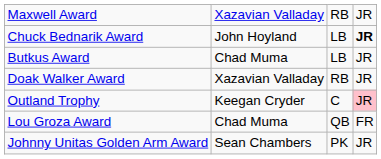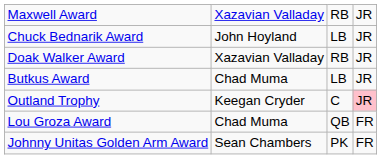(364, 36) bold -> (364, 36) normal
rows swapped: (66, 79) <-> (48, 57)
(364, 143) JR -> (365, 143) FR
